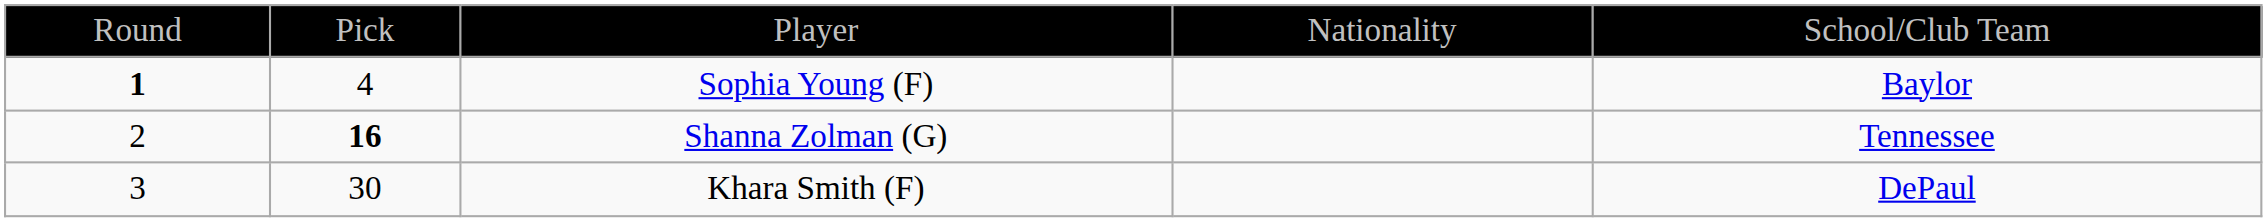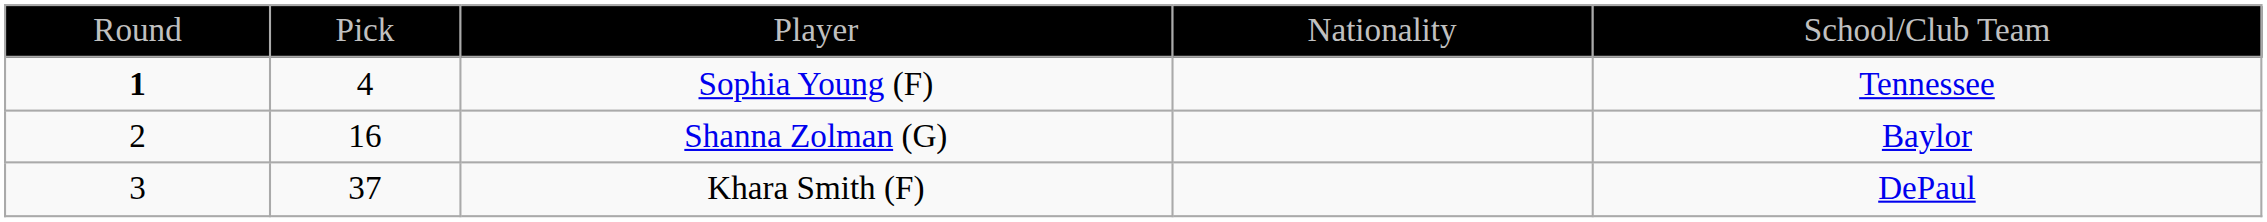(1927, 83) Baylor -> (1927, 83) Tennessee
(365, 135) bold -> (365, 135) normal
(1927, 135) Tennessee -> (1927, 135) Baylor
(365, 188) 30 -> (365, 188) 37
